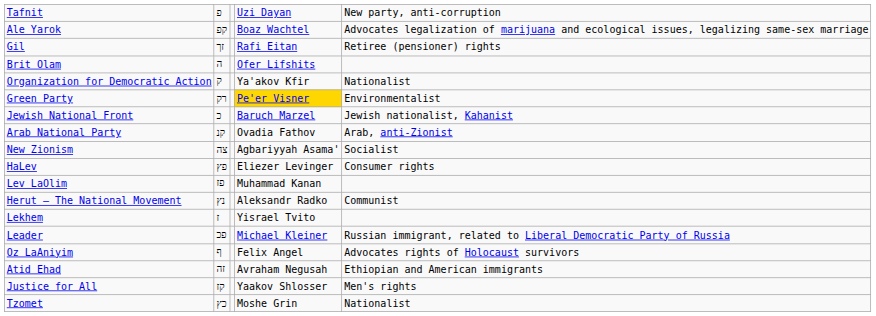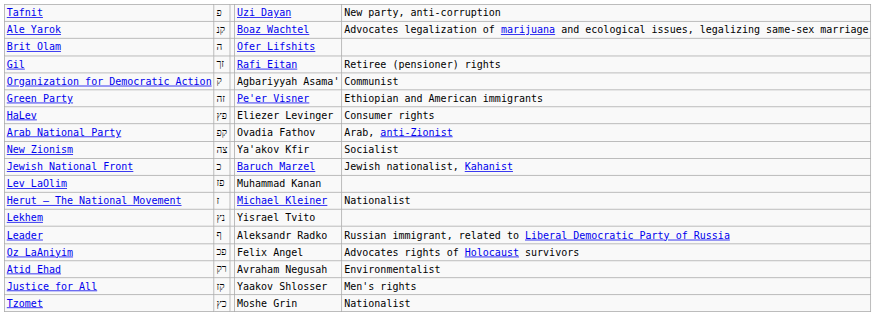(222, 30) קפ -> (221, 30) קנ
rows swapped: (34, 64) <-> (16, 47)
(273, 81) Ya'akov Kfir -> (288, 81) Agbariyyah Asama'
(377, 81) Nationalist -> (371, 81) Communist
(222, 98) רק -> (221, 98) זה
(273, 98) gold background -> (273, 98) no background
(392, 98) Environmentalist -> (444, 98) Ethiopian and American immigrants
rows swapped: (22, 167) <-> (70, 115)
(221, 132) קנ -> (222, 132) קפ
(288, 150) Agbariyyah Asama' -> (273, 150) Ya'akov Kfir
(221, 200) נץ -> (218, 200) ז
(282, 201) Aleksandr Radko -> (282, 201) Michael Kleiner
(371, 201) Communist -> (377, 201) Nationalist
(218, 218) ז -> (221, 218) נץ
(222, 235) פכ -> (219, 235) ף
(282, 235) Michael Kleiner -> (282, 235) Aleksandr Radko
(219, 252) ף -> (222, 252) פכ
(221, 269) זה -> (222, 269) רק
(444, 269) Ethiopian and American immigrants -> (392, 269) Environmentalist
